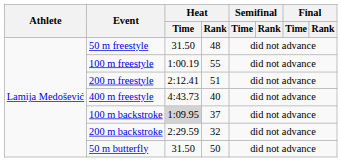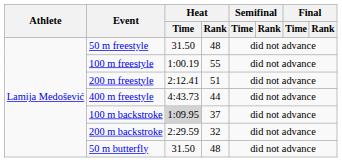(215, 98) 40 -> (215, 98) 44
(215, 149) 50 -> (215, 149) 48
